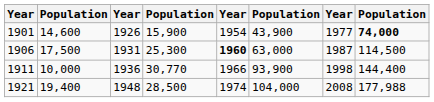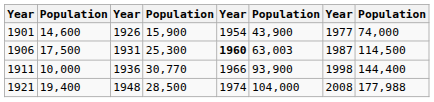(379, 32) bold -> (379, 32) normal
(272, 51) 63,000 -> (272, 51) 63,003
